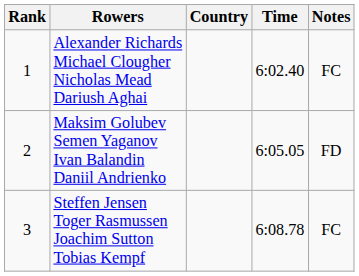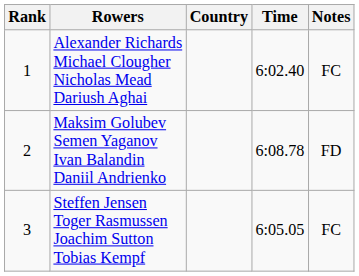(280, 150) 6:05.05 -> (280, 150) 6:08.78
(280, 230) 6:08.78 -> (280, 230) 6:05.05
